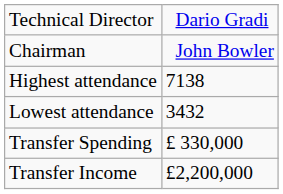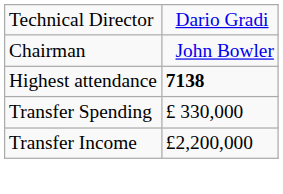(185, 81) normal -> (185, 81) bold
- row: (81, 111)
